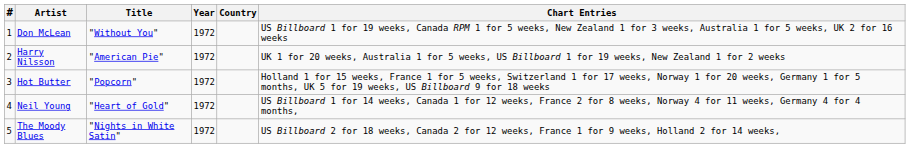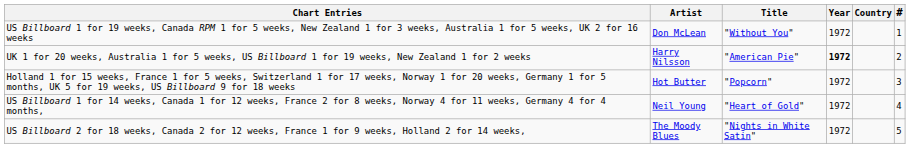columns swapped: (10, 13) <-> (582, 13)
(204, 58) normal -> (840, 58) bold
